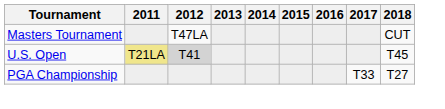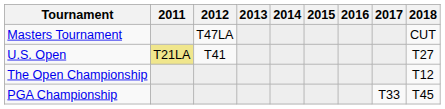(189, 55) lightgrey background -> (215, 55) no background
(397, 55) T45 -> (423, 55) T27
+ row: (77, 75)
(397, 75) T27 -> (423, 94) T45
